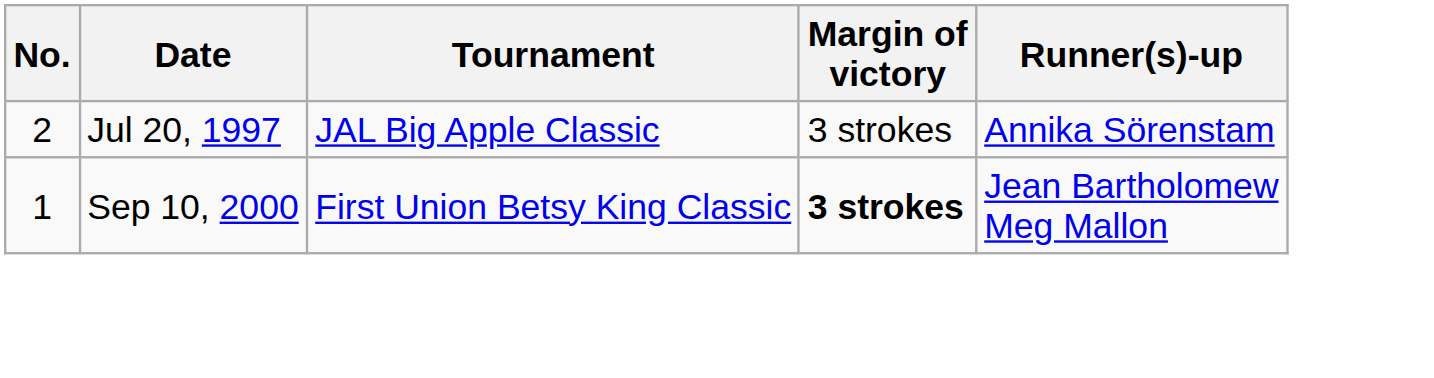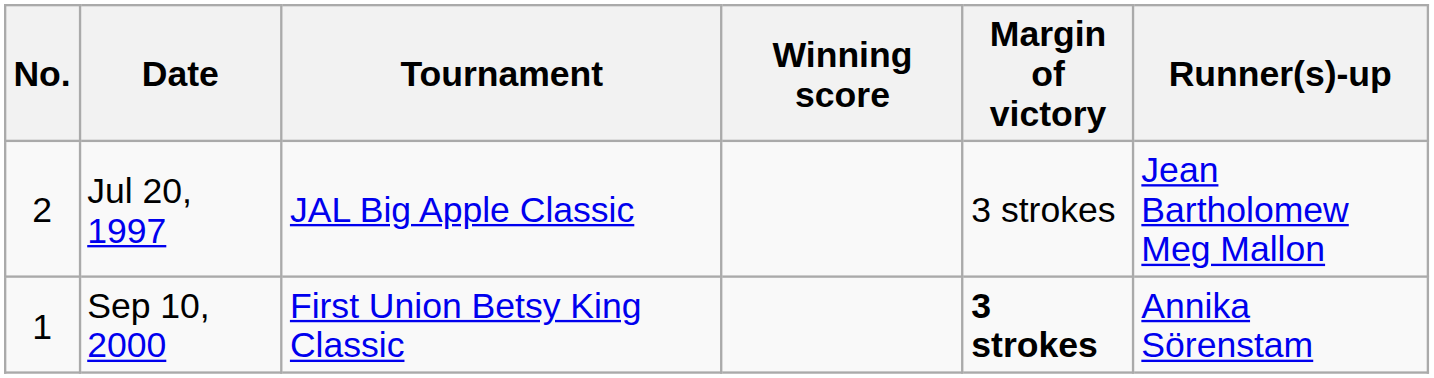+ column: (842, 73)
(1129, 130) Annika Sörenstam -> (1245, 209) Jean Bartholomew Meg Mallon
(1131, 206) Jean Bartholomew Meg Mallon -> (1227, 325) Annika Sörenstam
